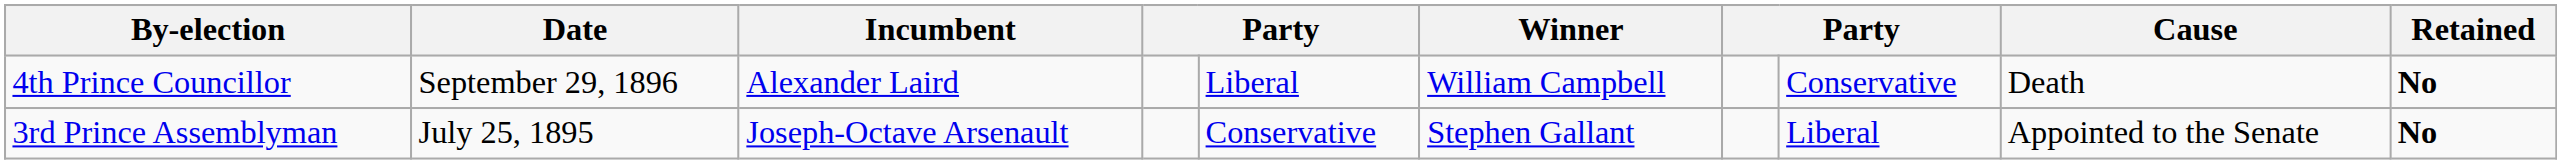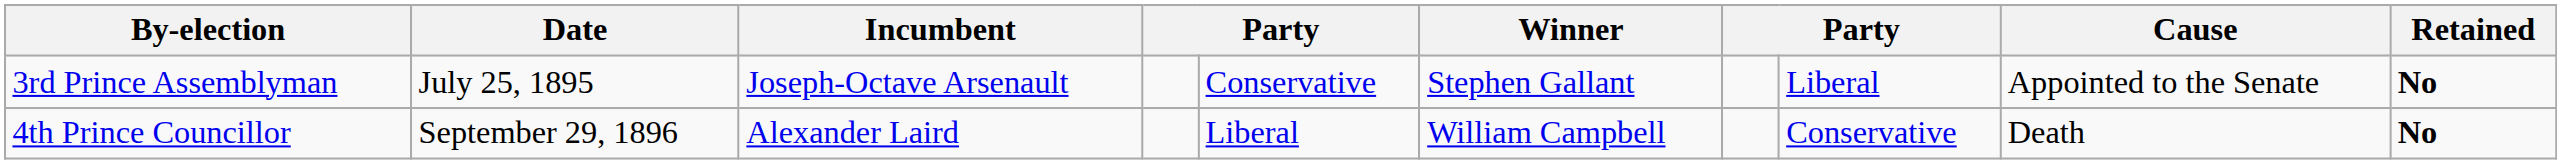rows swapped: (152, 81) <-> (175, 132)
